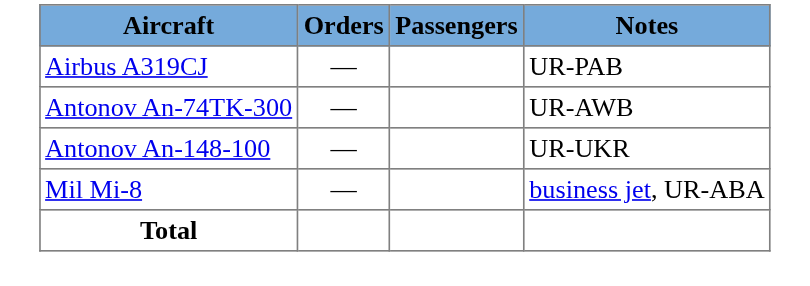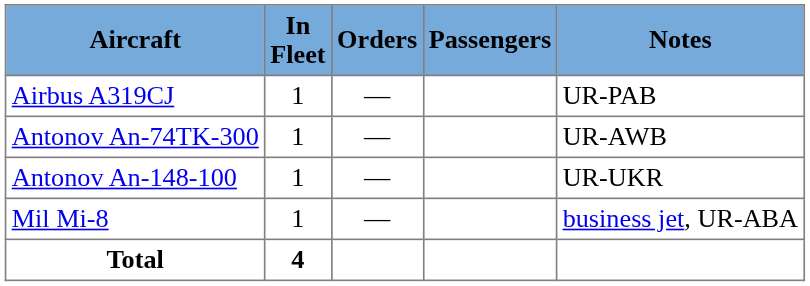+ column: (298, 39)
